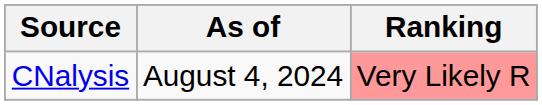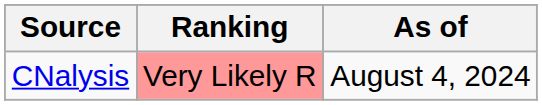columns swapped: (444, 28) <-> (243, 28)
